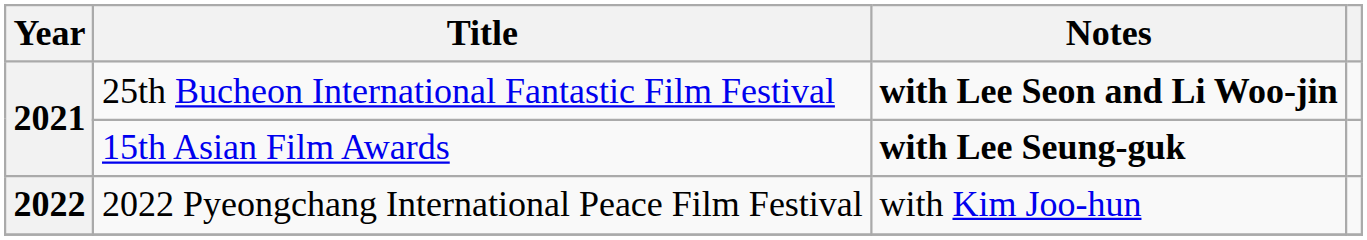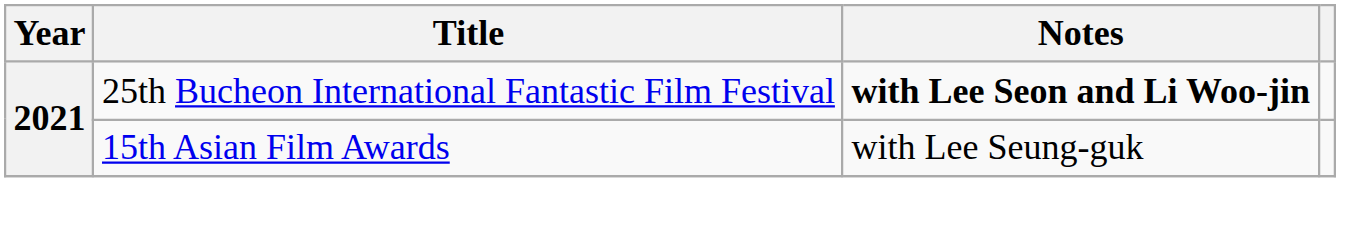(1032, 147) bold -> (997, 147) normal
- row: (482, 204)
